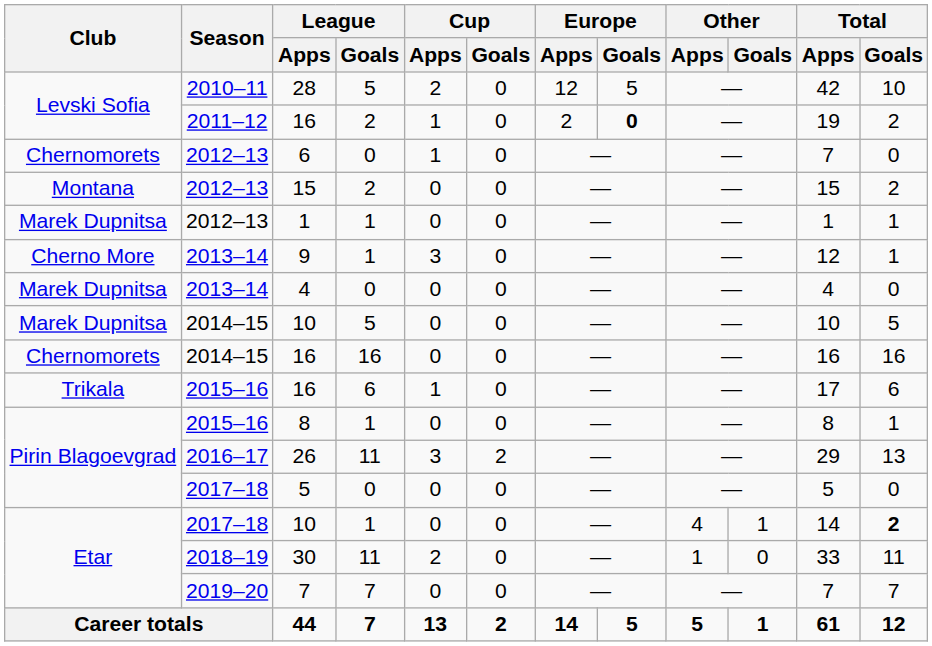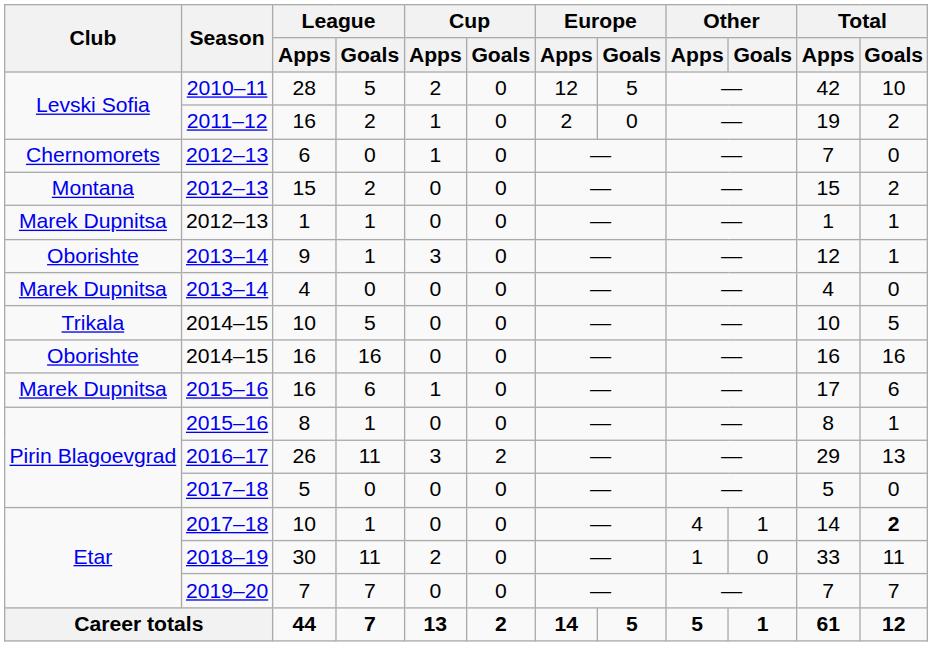(632, 121) bold -> (632, 121) normal
(93, 255) Cherno More -> (93, 255) Oborishte
(93, 322) Marek Dupnitsa -> (93, 322) Trikala
(93, 356) Chernomorets -> (93, 356) Oborishte
(93, 389) Trikala -> (93, 389) Marek Dupnitsa
